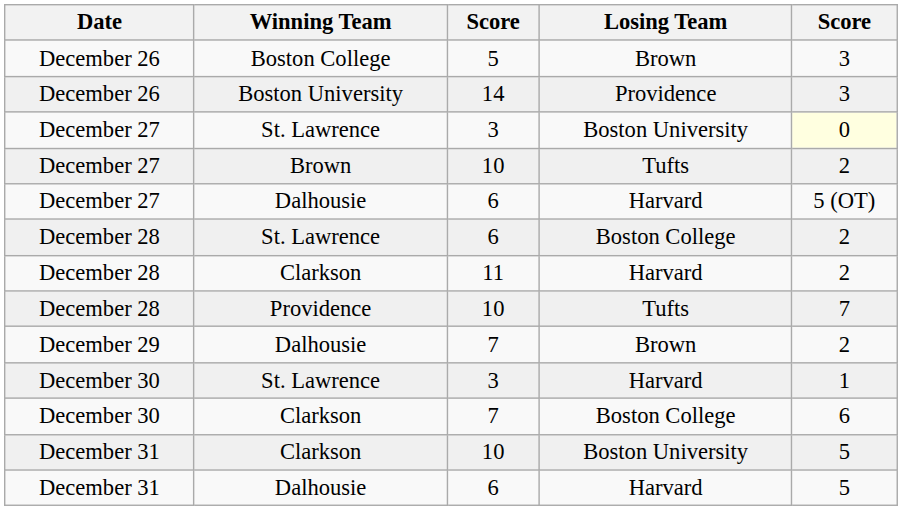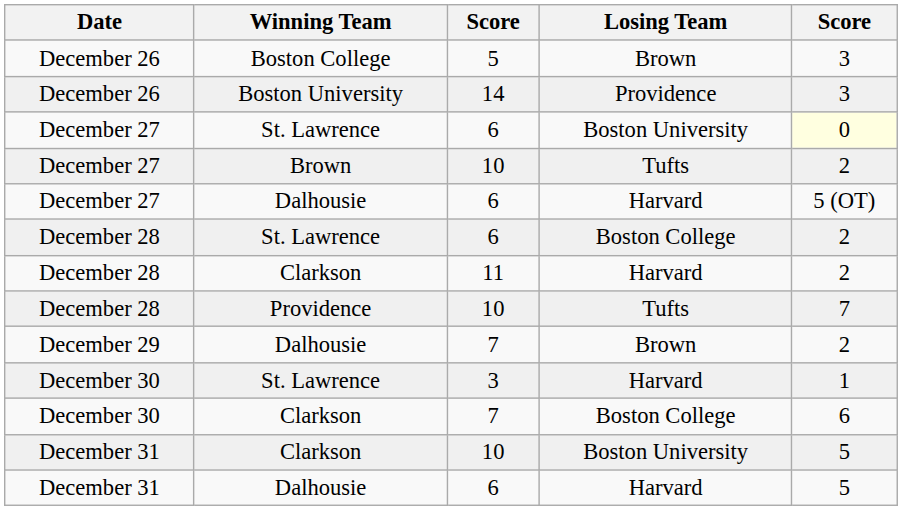(493, 129) 3 -> (493, 129) 6
